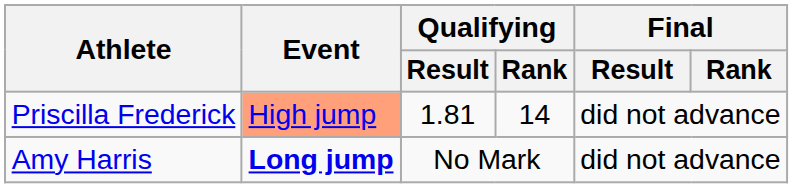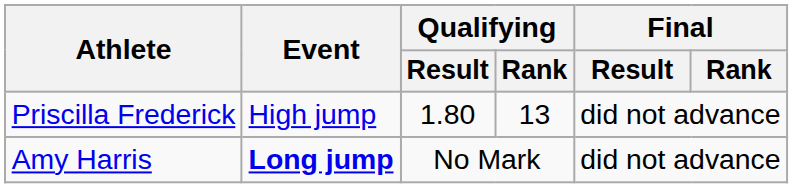(312, 115) lightsalmon background -> (312, 115) no background
(448, 115) 1.81 -> (448, 115) 1.80
(534, 115) 14 -> (534, 115) 13
